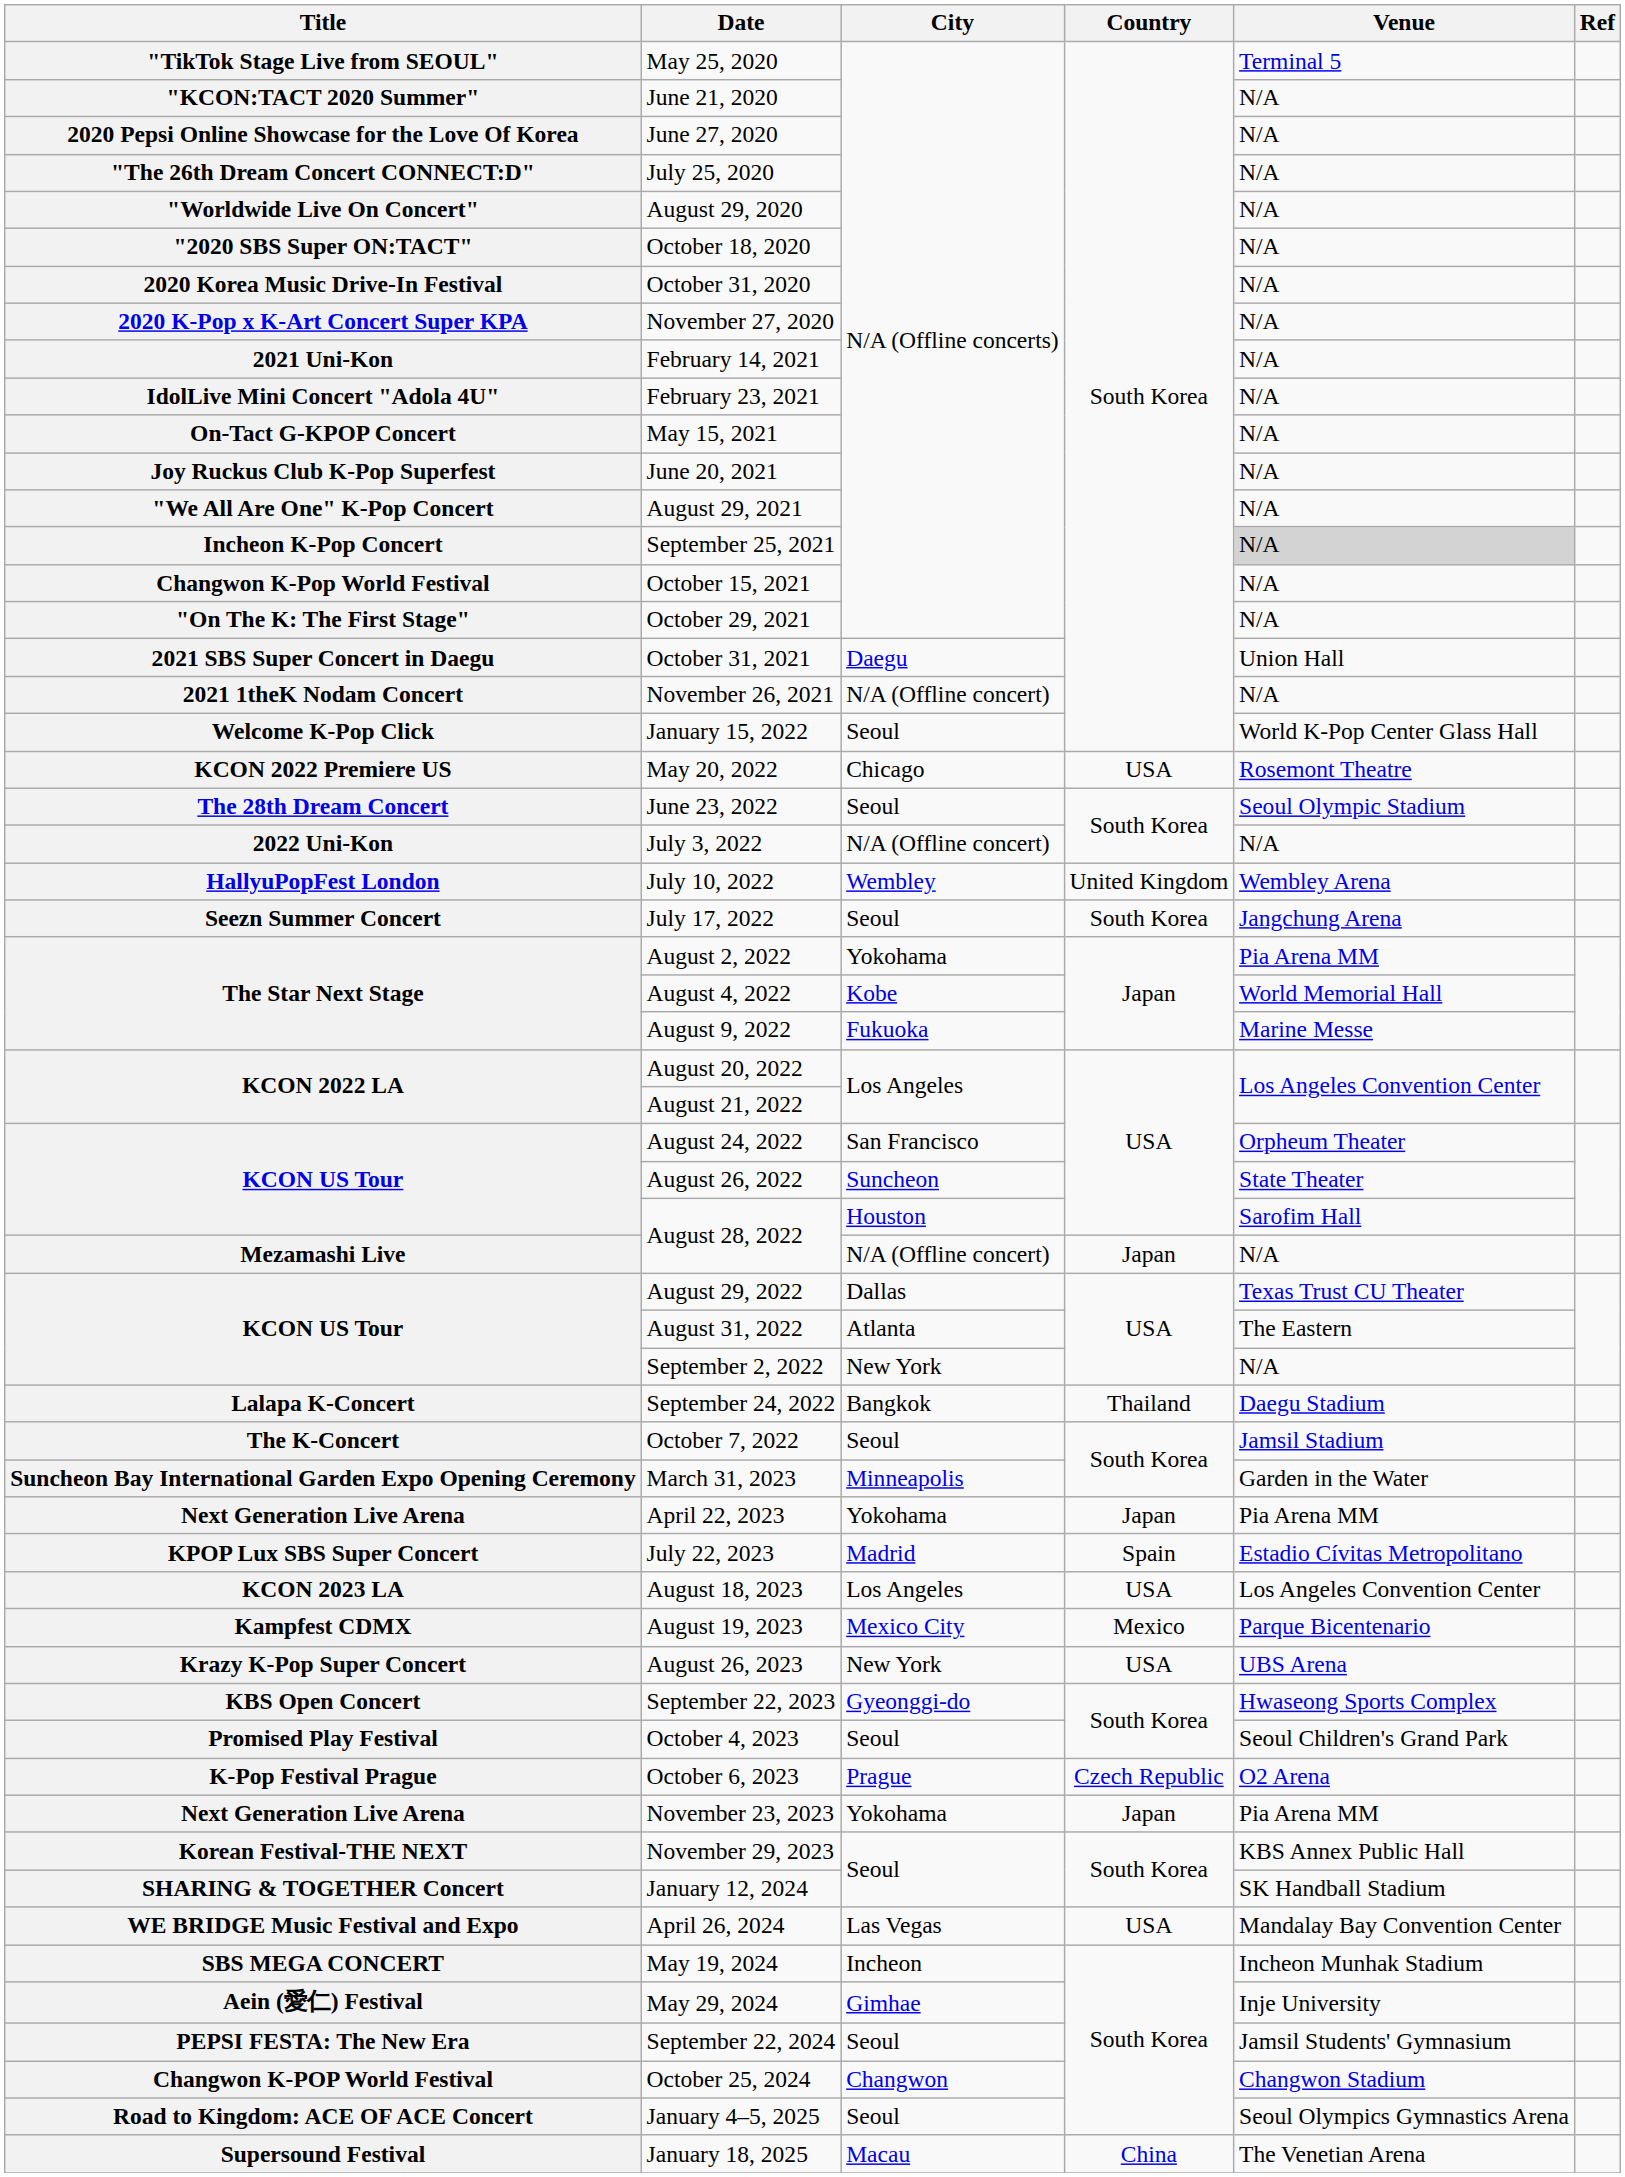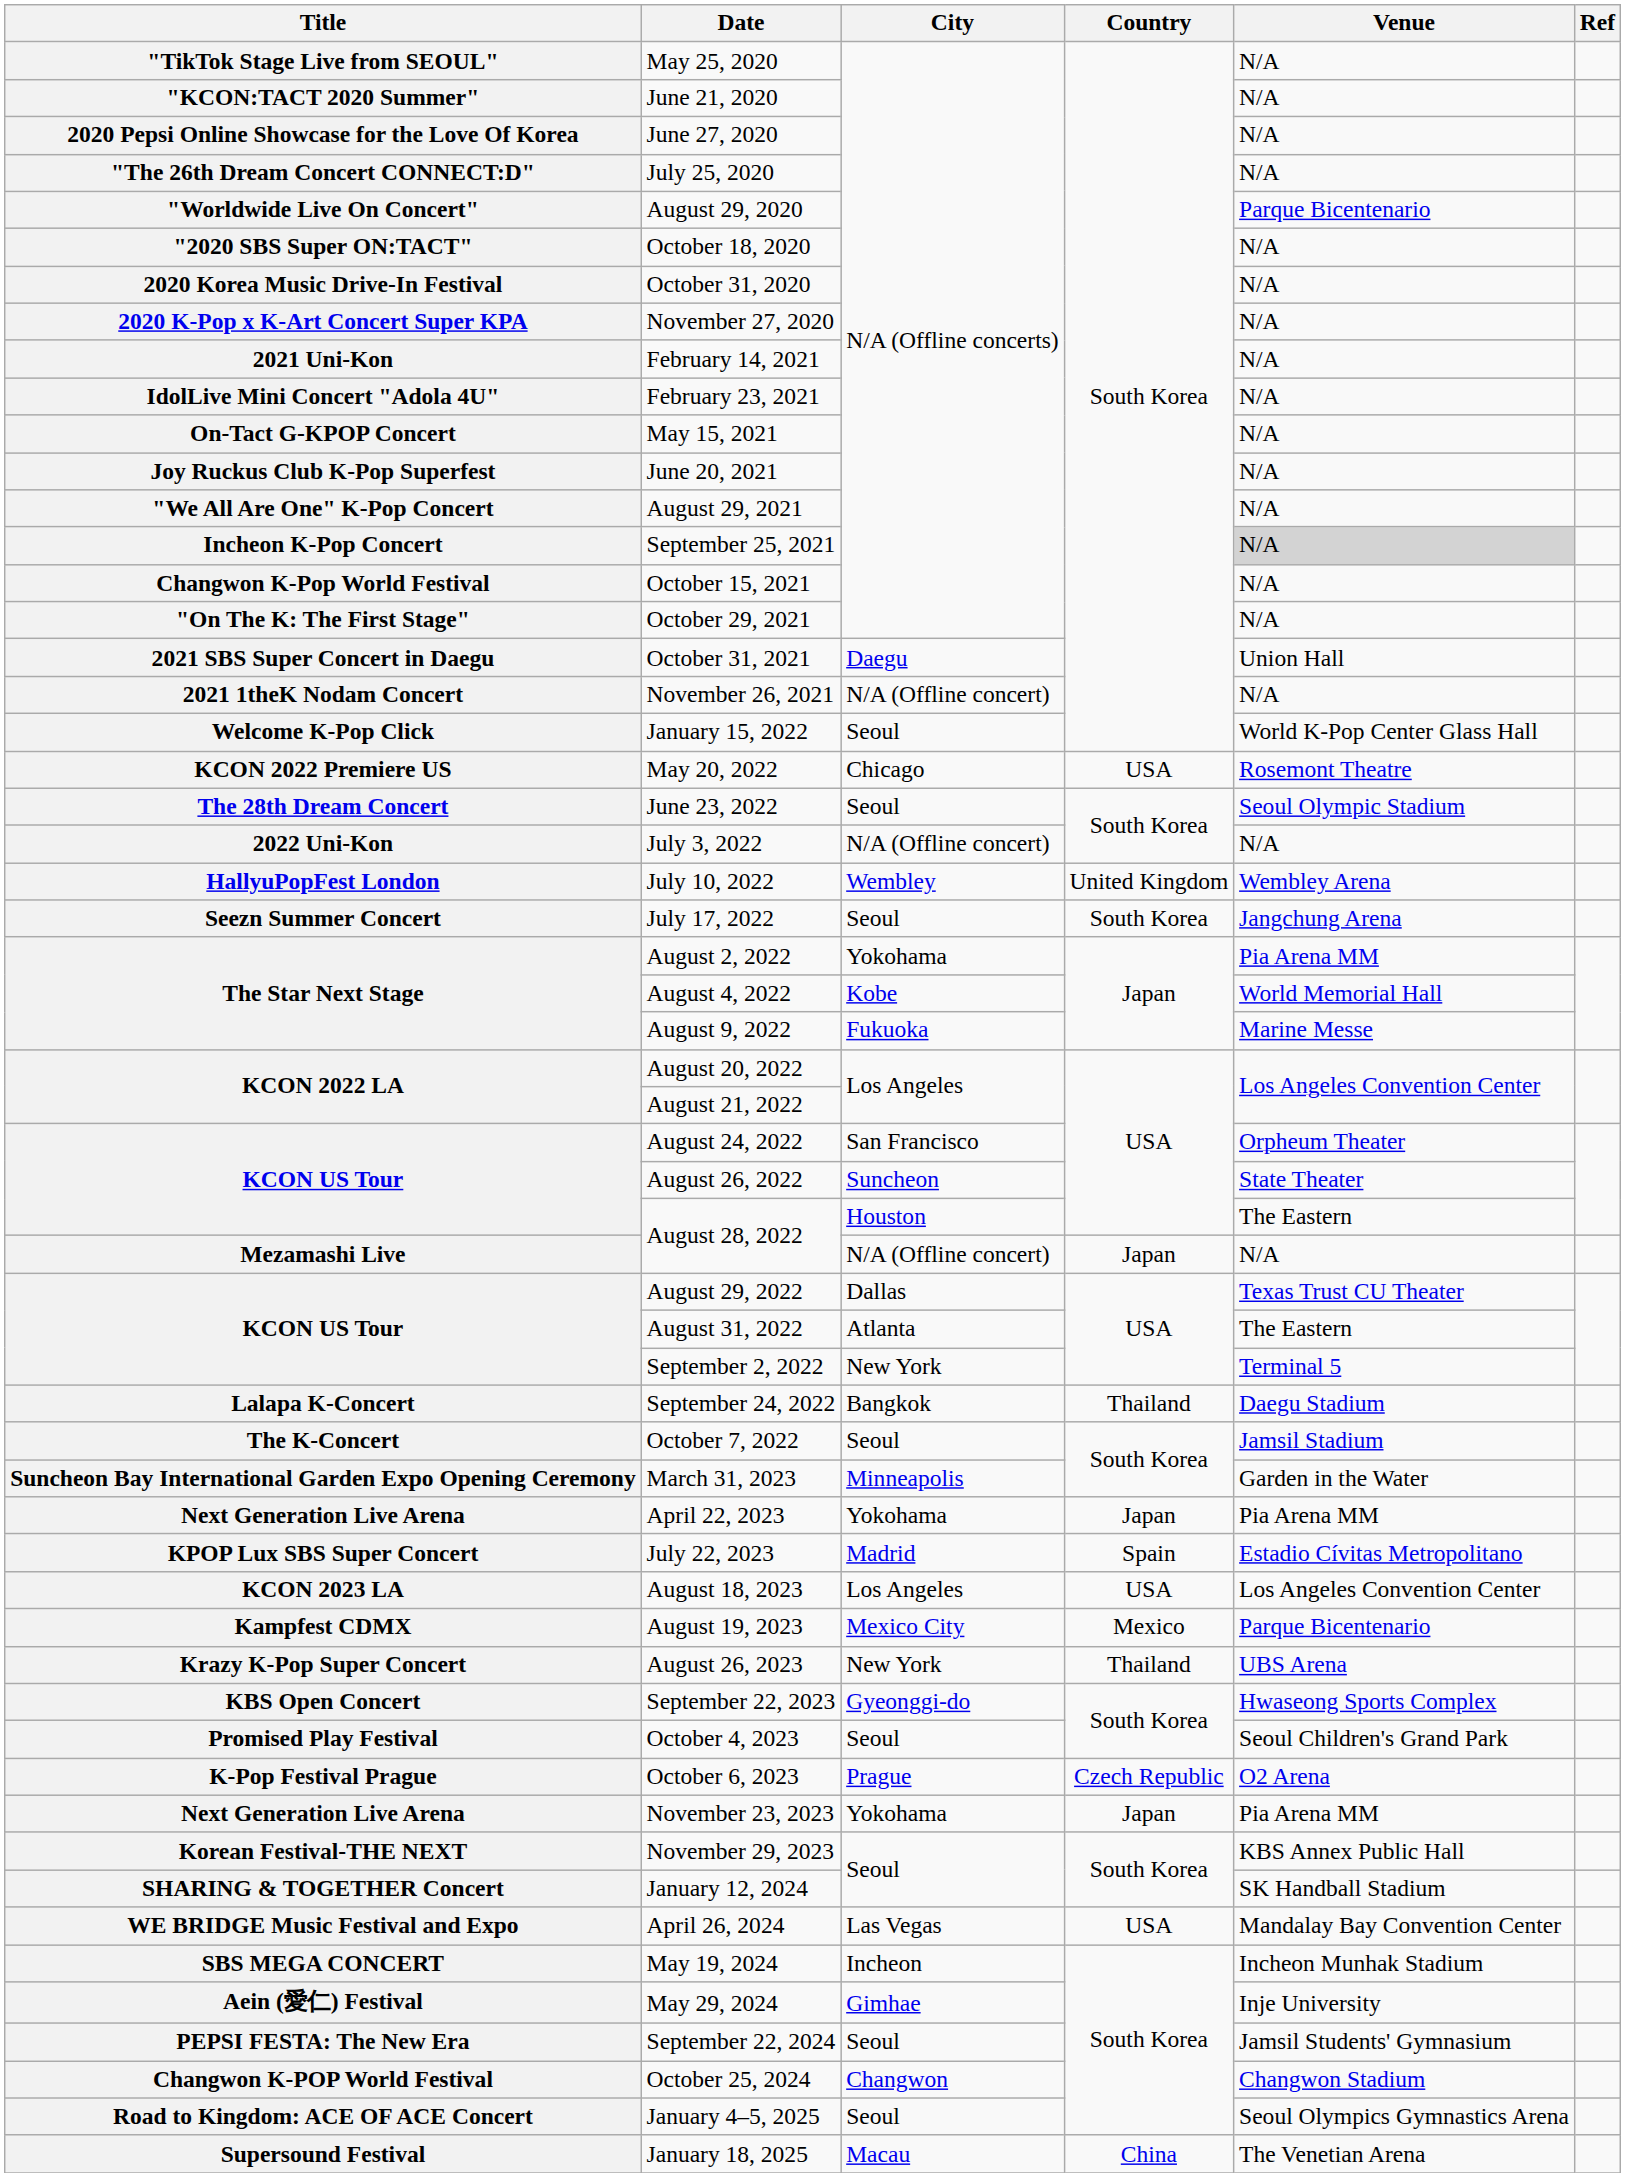(1290, 60) Terminal 5 -> (1259, 60) N/A
(1259, 209) N/A -> (1335, 209) Parque Bicentenario
(1300, 1216) Sarofim Hall -> (1296, 1216) The Eastern
(1259, 1365) N/A -> (1290, 1365) Terminal 5
(1149, 1664) USA -> (1149, 1664) Thailand
